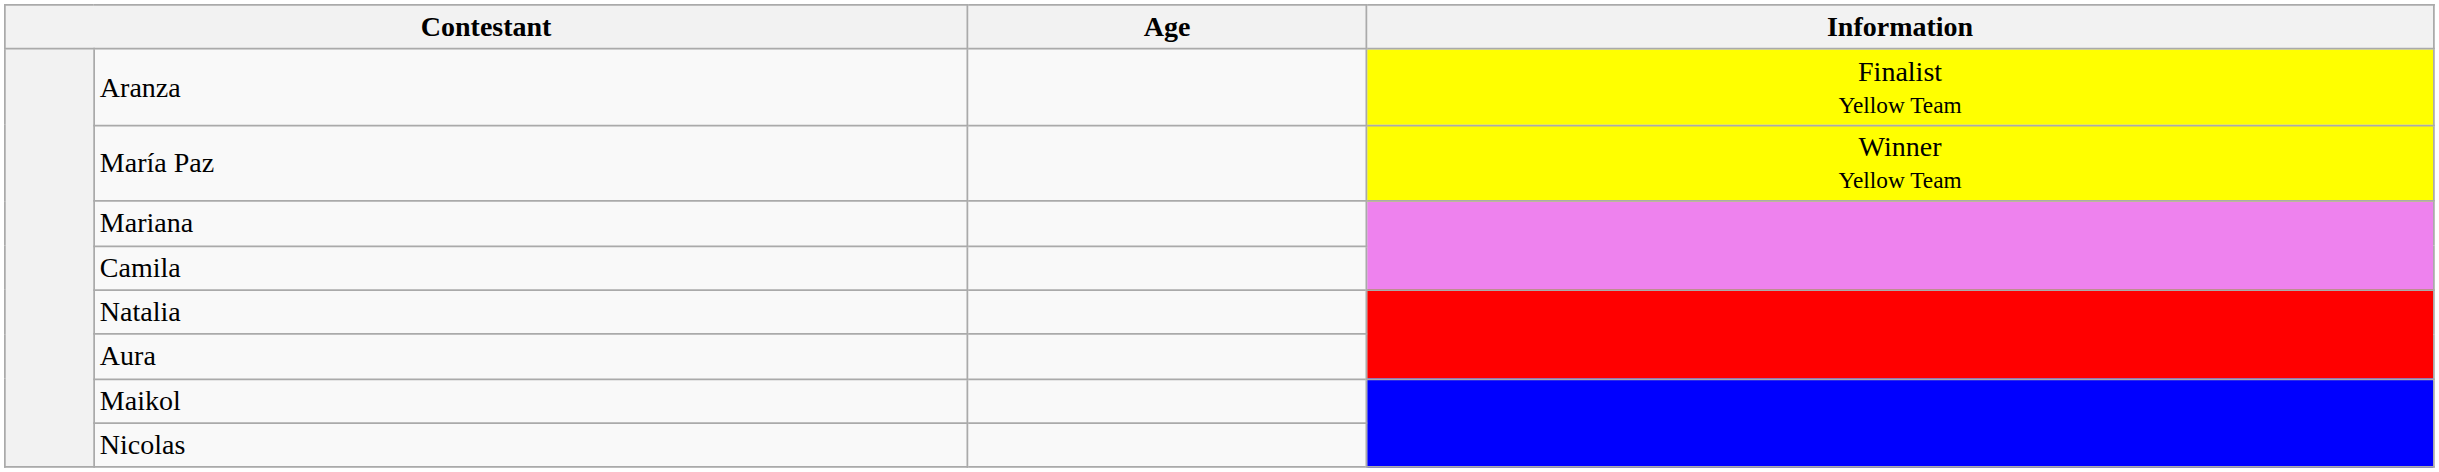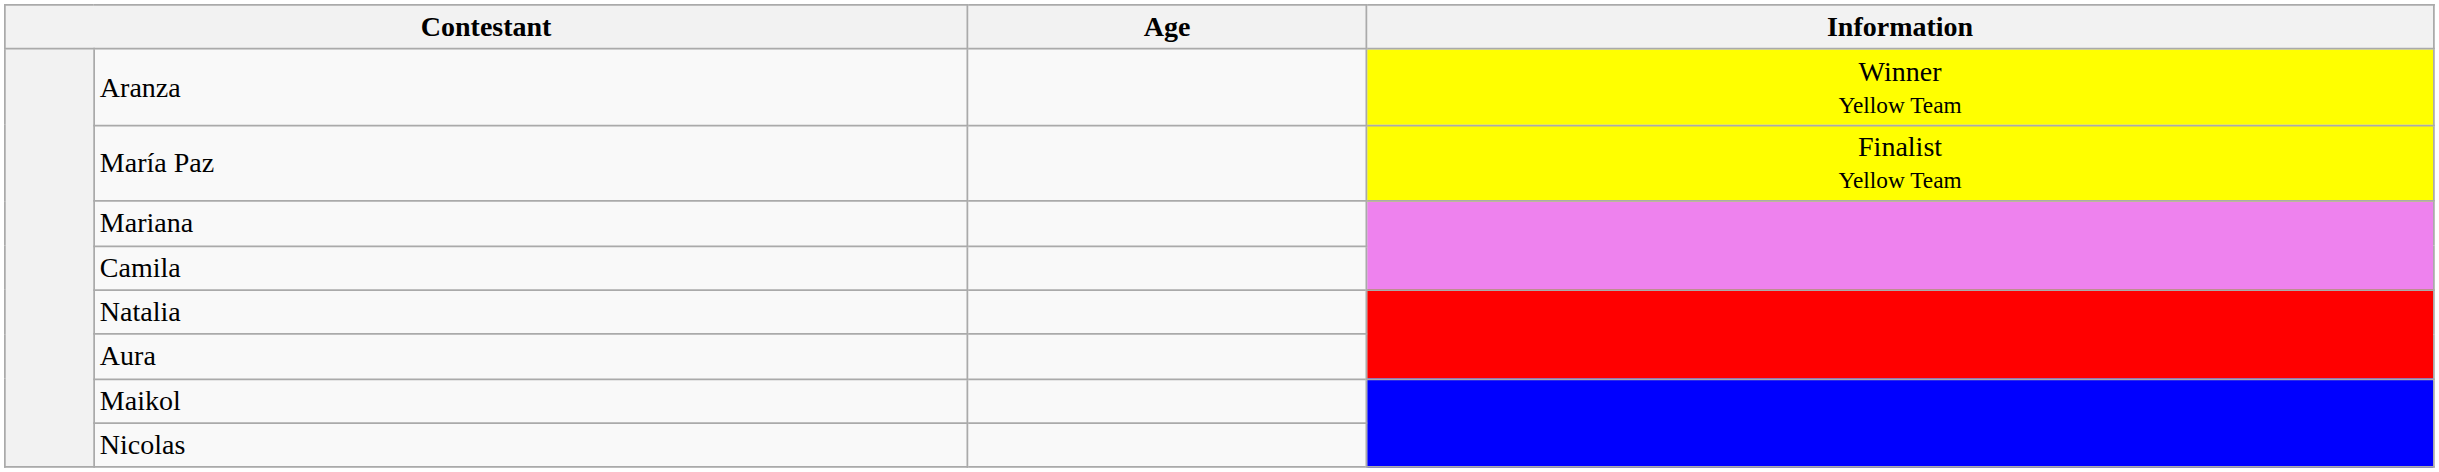(1900, 86) Finalist Yellow Team -> (1900, 86) Winner Yellow Team
(1900, 162) Winner Yellow Team -> (1900, 162) Finalist Yellow Team
